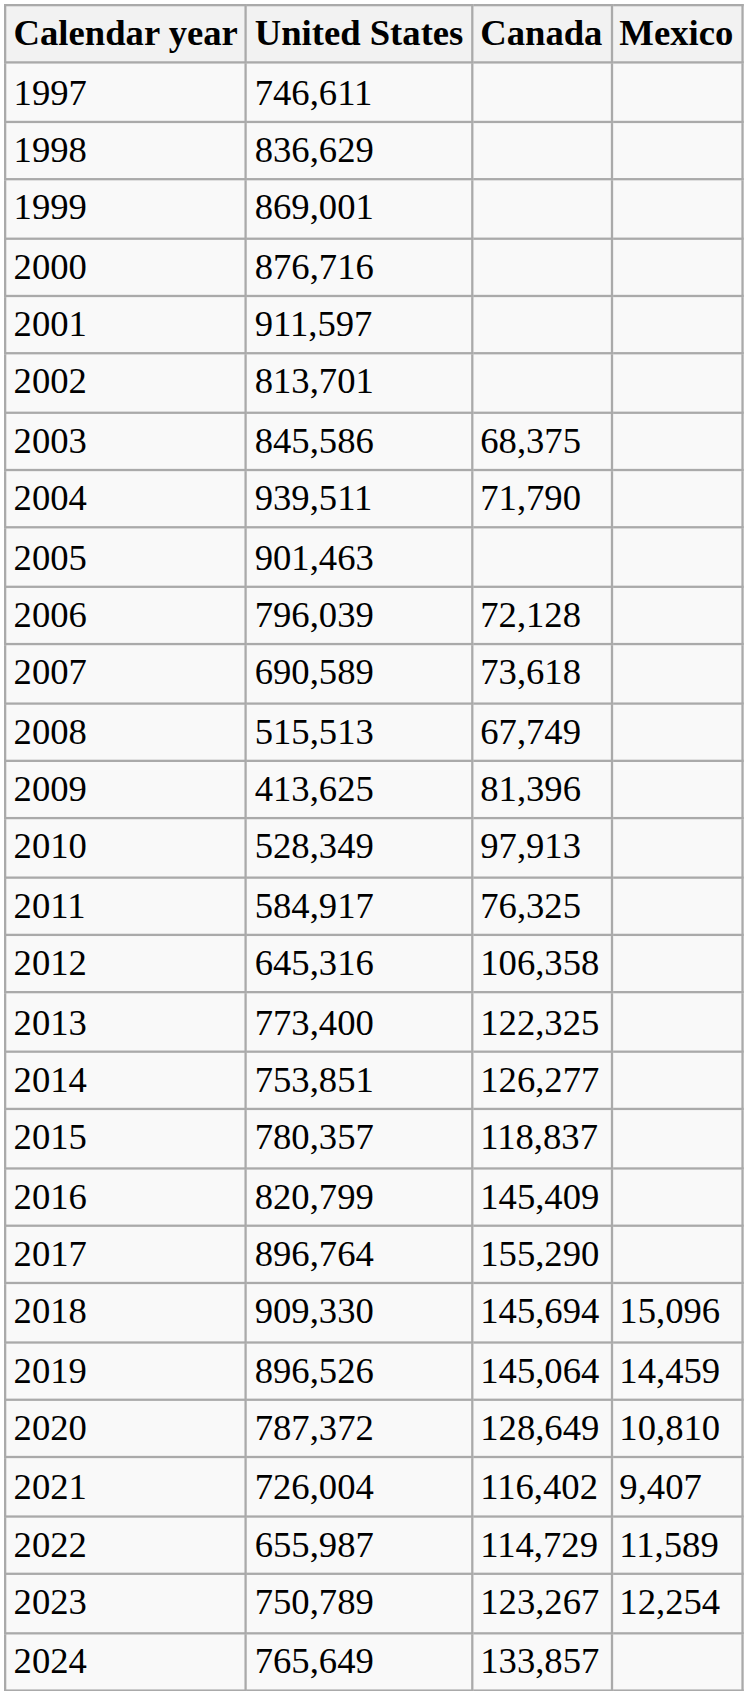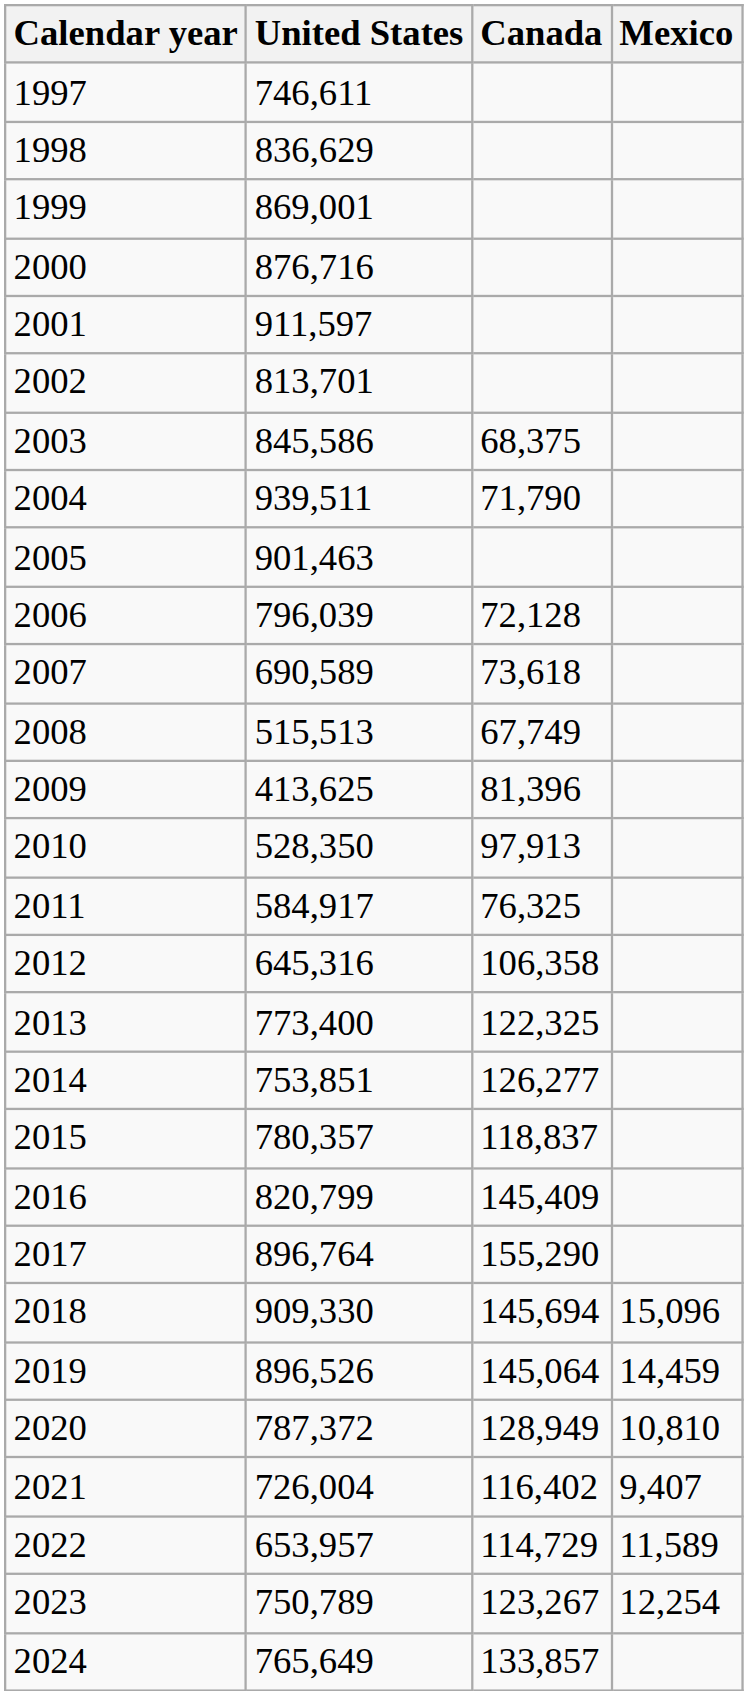(314, 847) 528,349 -> (314, 847) 528,350
(540, 1428) 128,649 -> (540, 1428) 128,949
(314, 1544) 655,987 -> (314, 1544) 653,957
